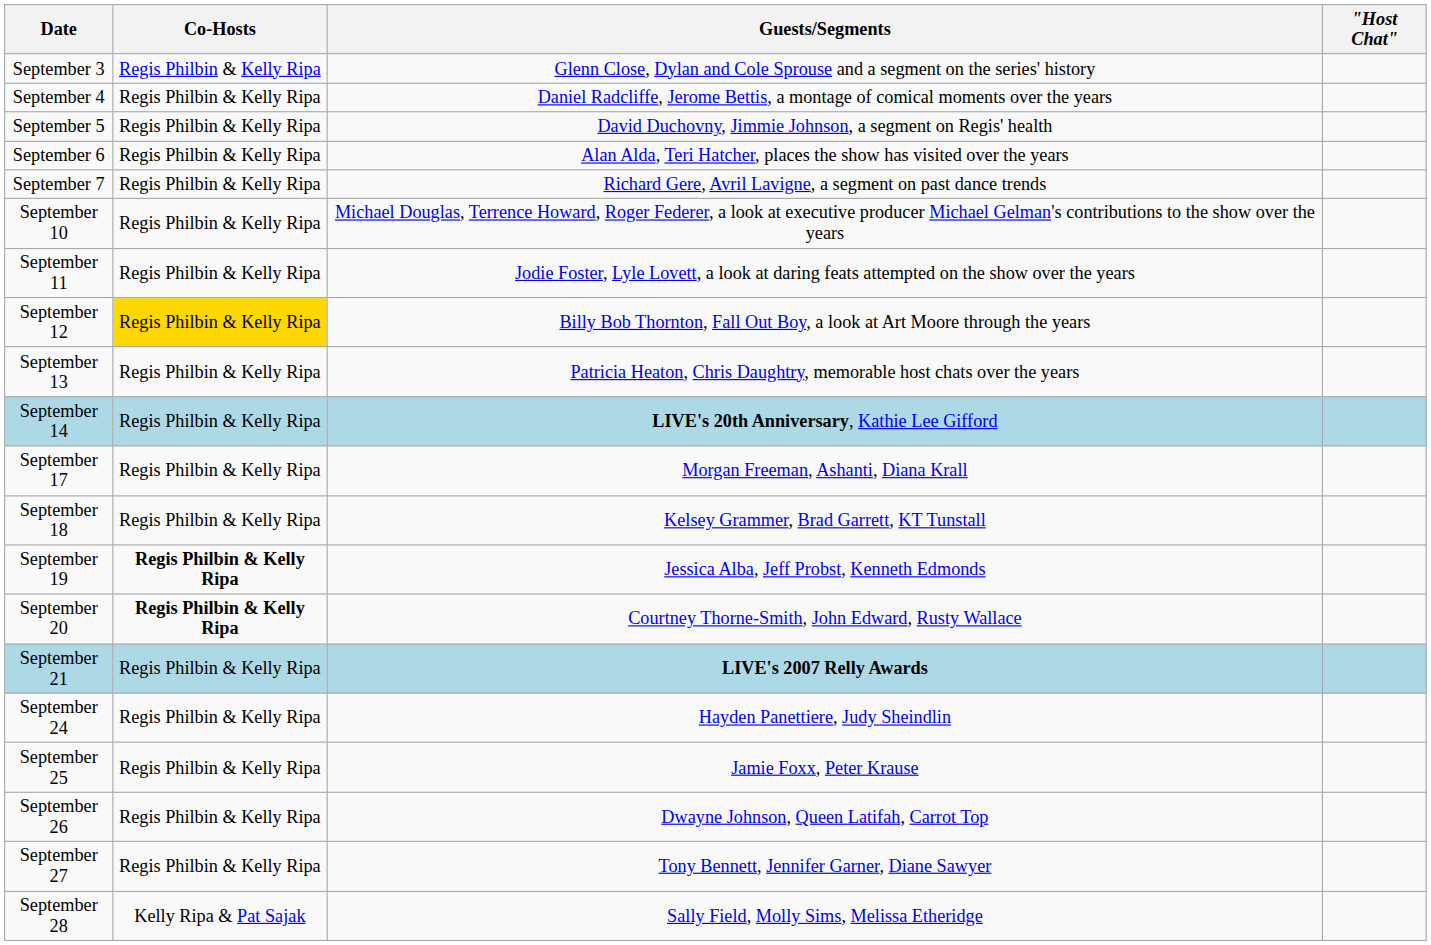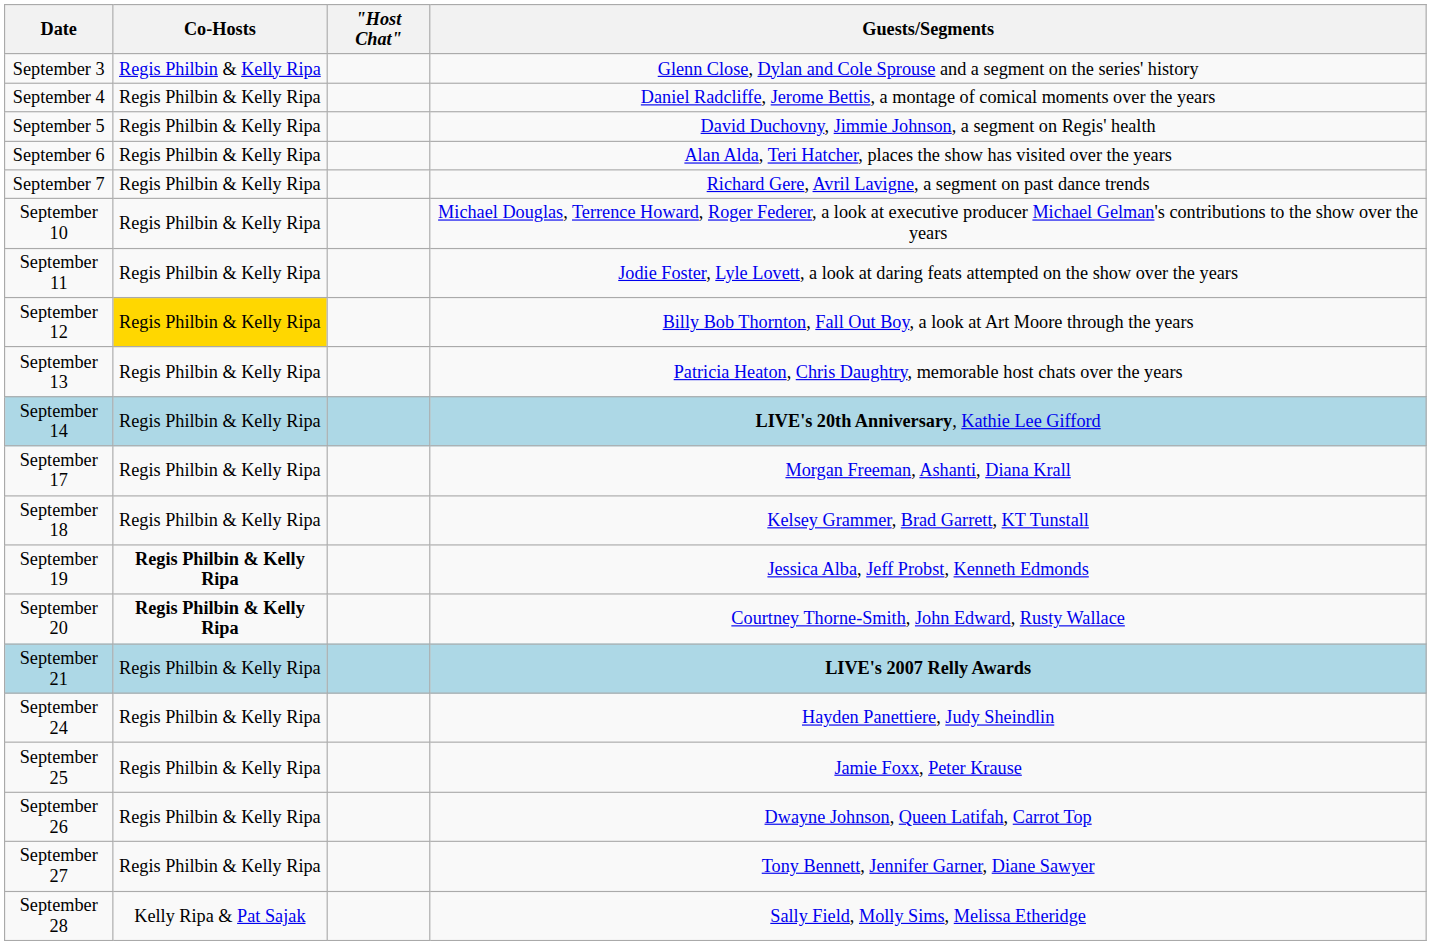columns swapped: (1375, 29) <-> (825, 29)
